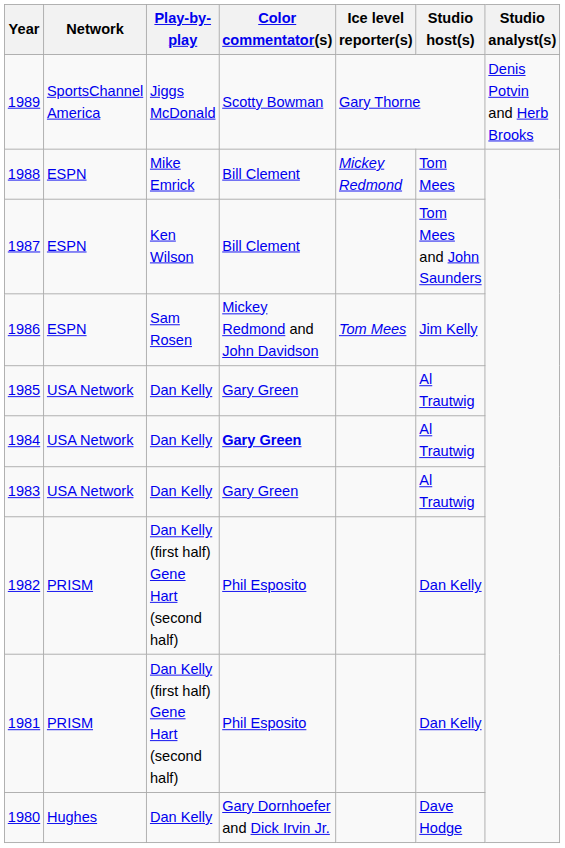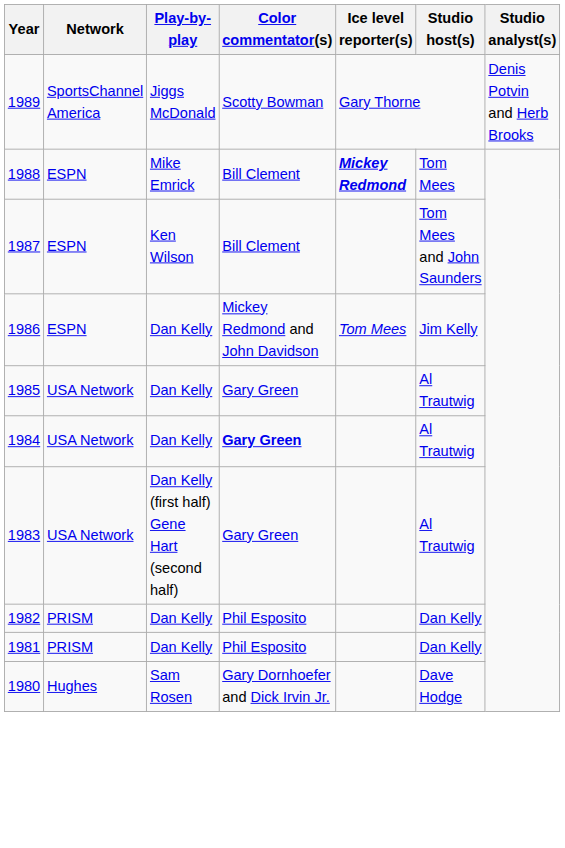(371, 174) normal -> (373, 174) bold
(171, 329) Sam Rosen -> (181, 329) Dan Kelly
(181, 491) Dan Kelly -> (181, 535) Dan Kelly (first half) Gene Hart (second half)
(181, 585) Dan Kelly (first half) Gene Hart (second half) -> (181, 618) Dan Kelly
(181, 723) Dan Kelly (first half) Gene Hart (second half) -> (181, 647) Dan Kelly
(181, 817) Dan Kelly -> (171, 686) Sam Rosen
